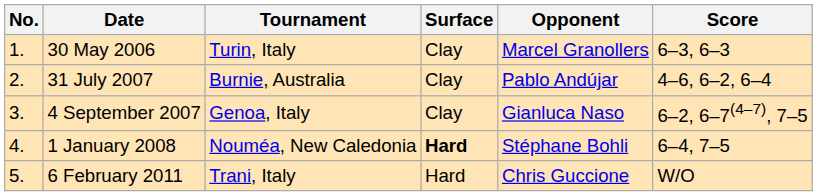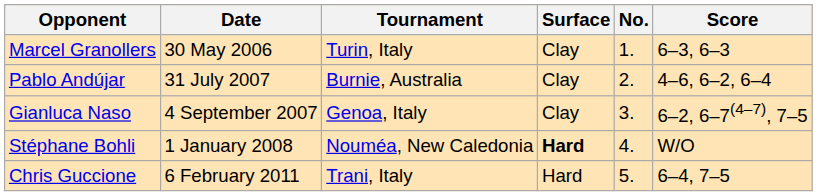columns swapped: (24, 19) <-> (575, 19)
(694, 145) 6–4, 7–5 -> (676, 145) W/O
(676, 175) W/O -> (694, 175) 6–4, 7–5
